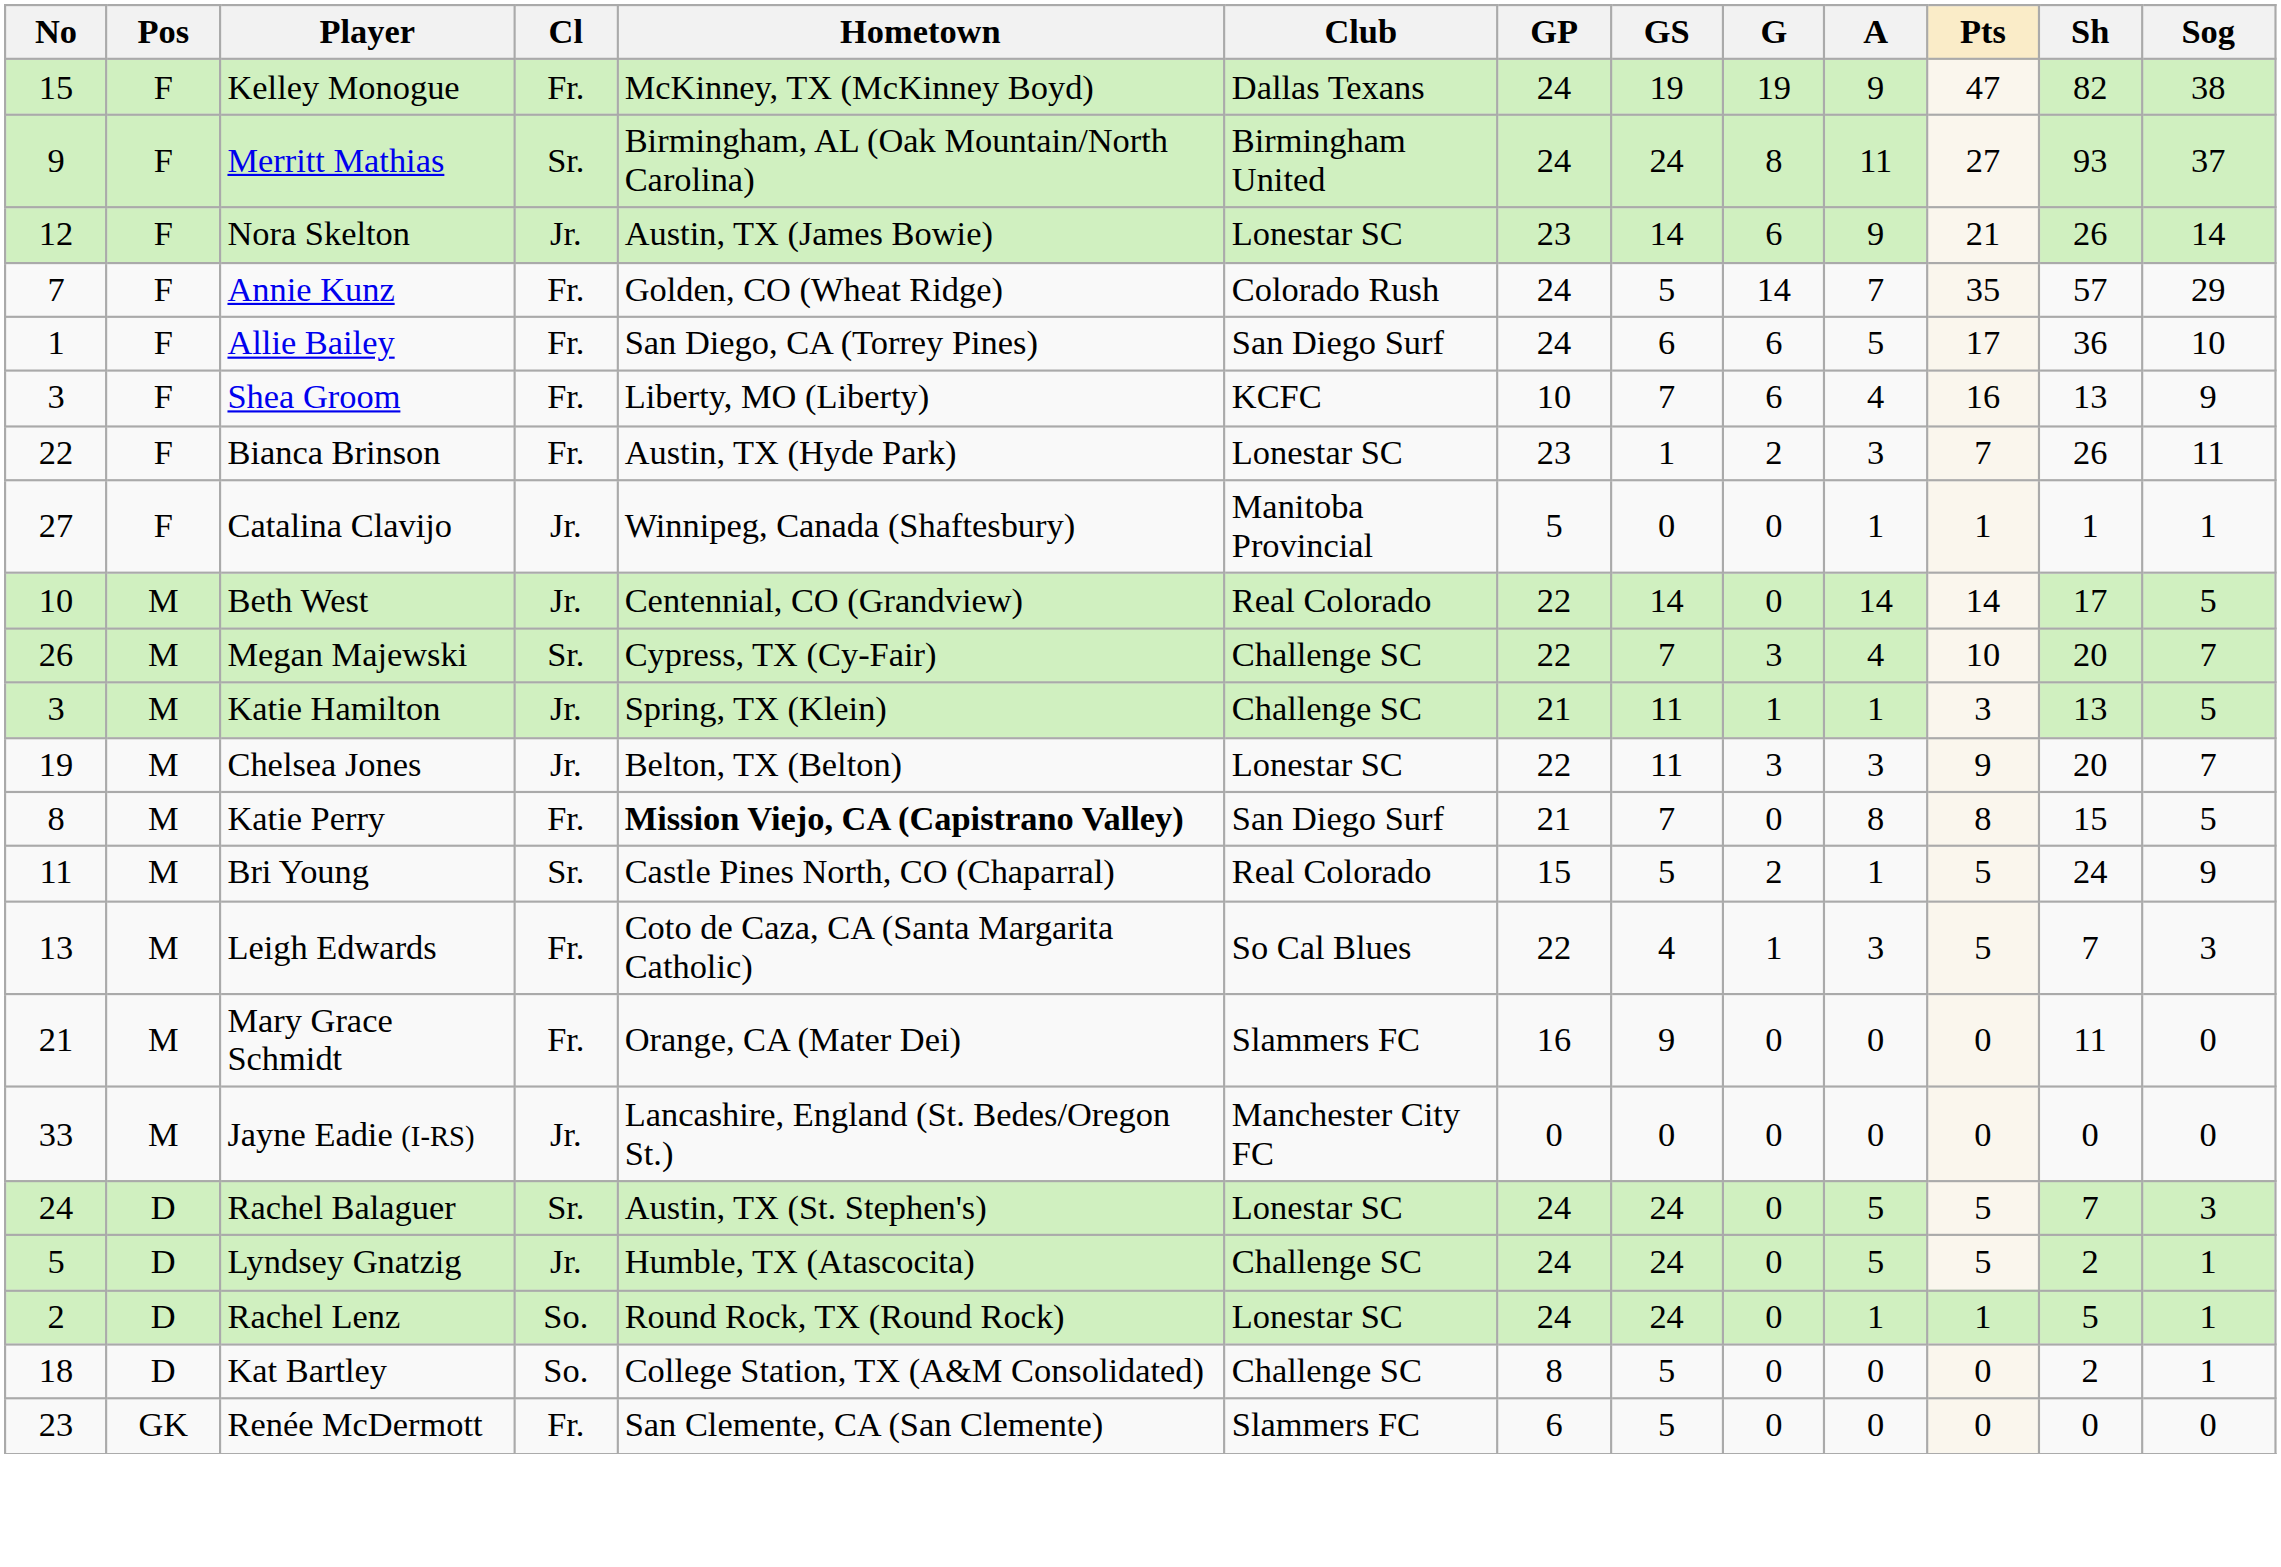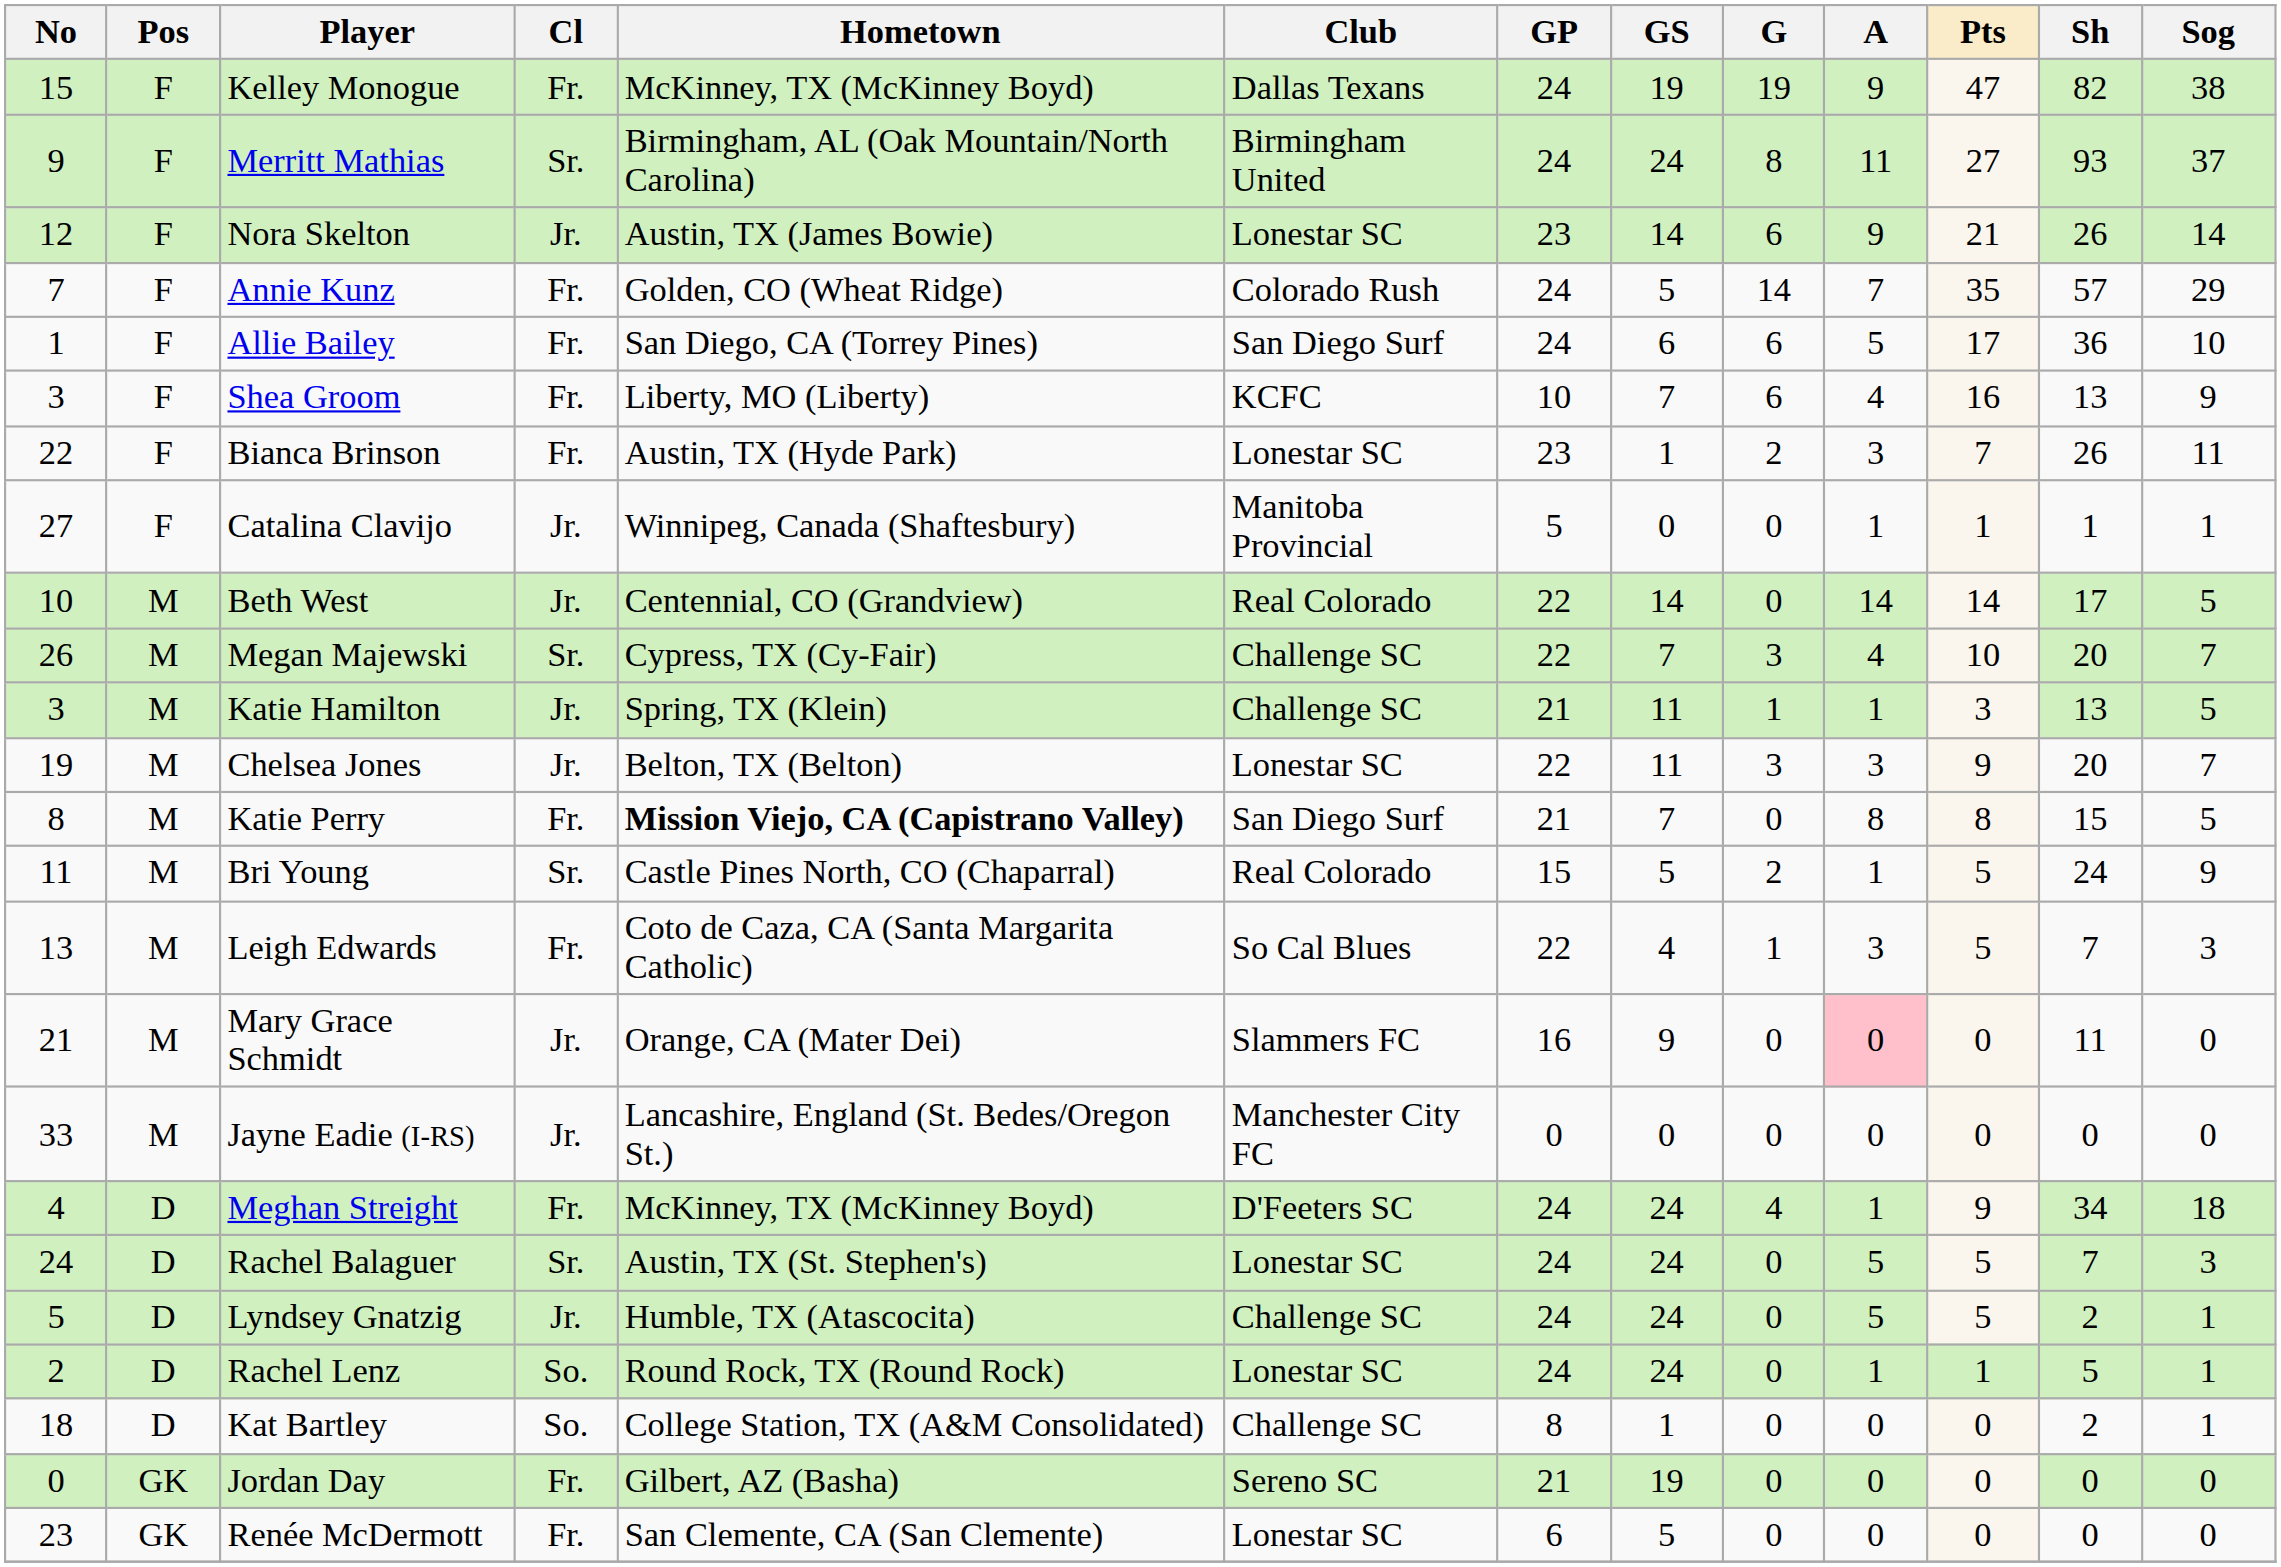(566, 1040) Fr. -> (566, 1040) Jr.
(1876, 1040) no background -> (1876, 1040) pink background
+ row: (343, 1207)
(1667, 1370) 5 -> (1667, 1425) 1
+ row: (306, 1480)
(1326, 1425) Slammers FC -> (1317, 1534) Lonestar SC
